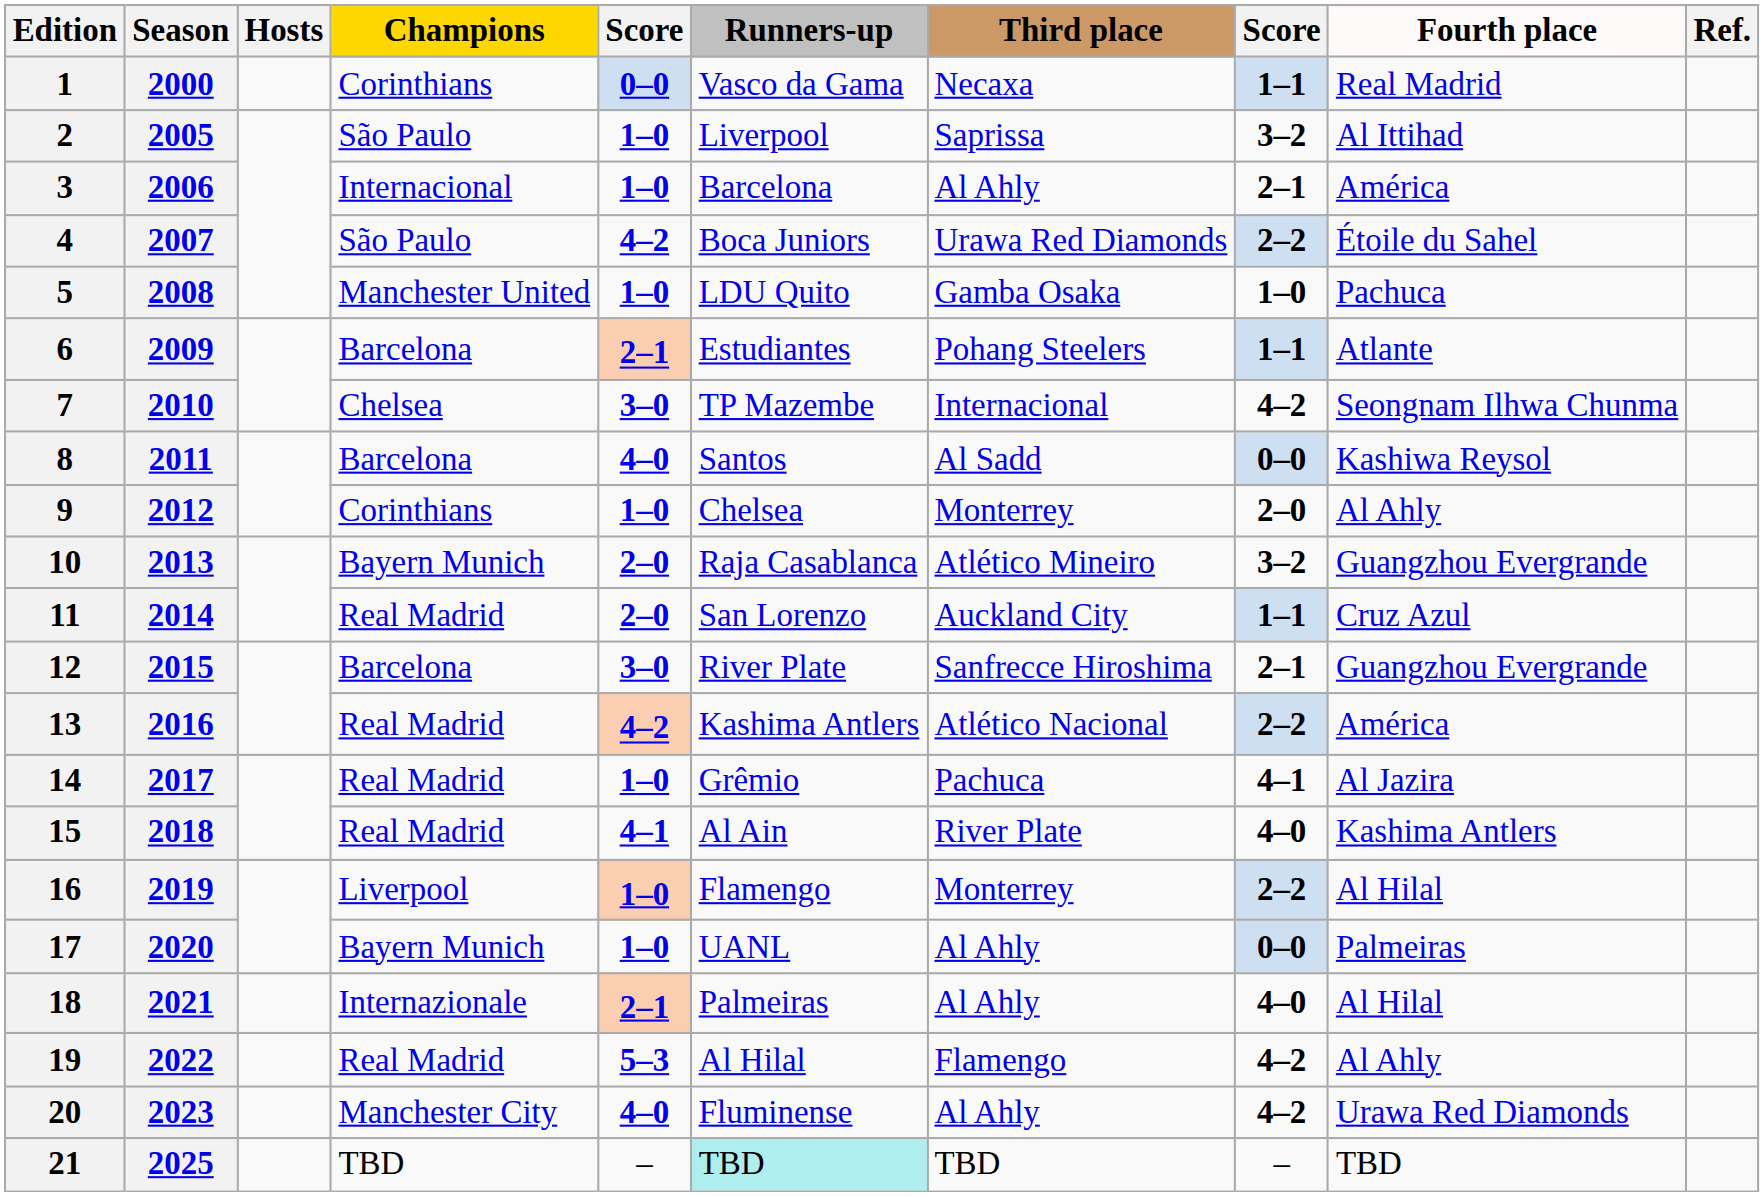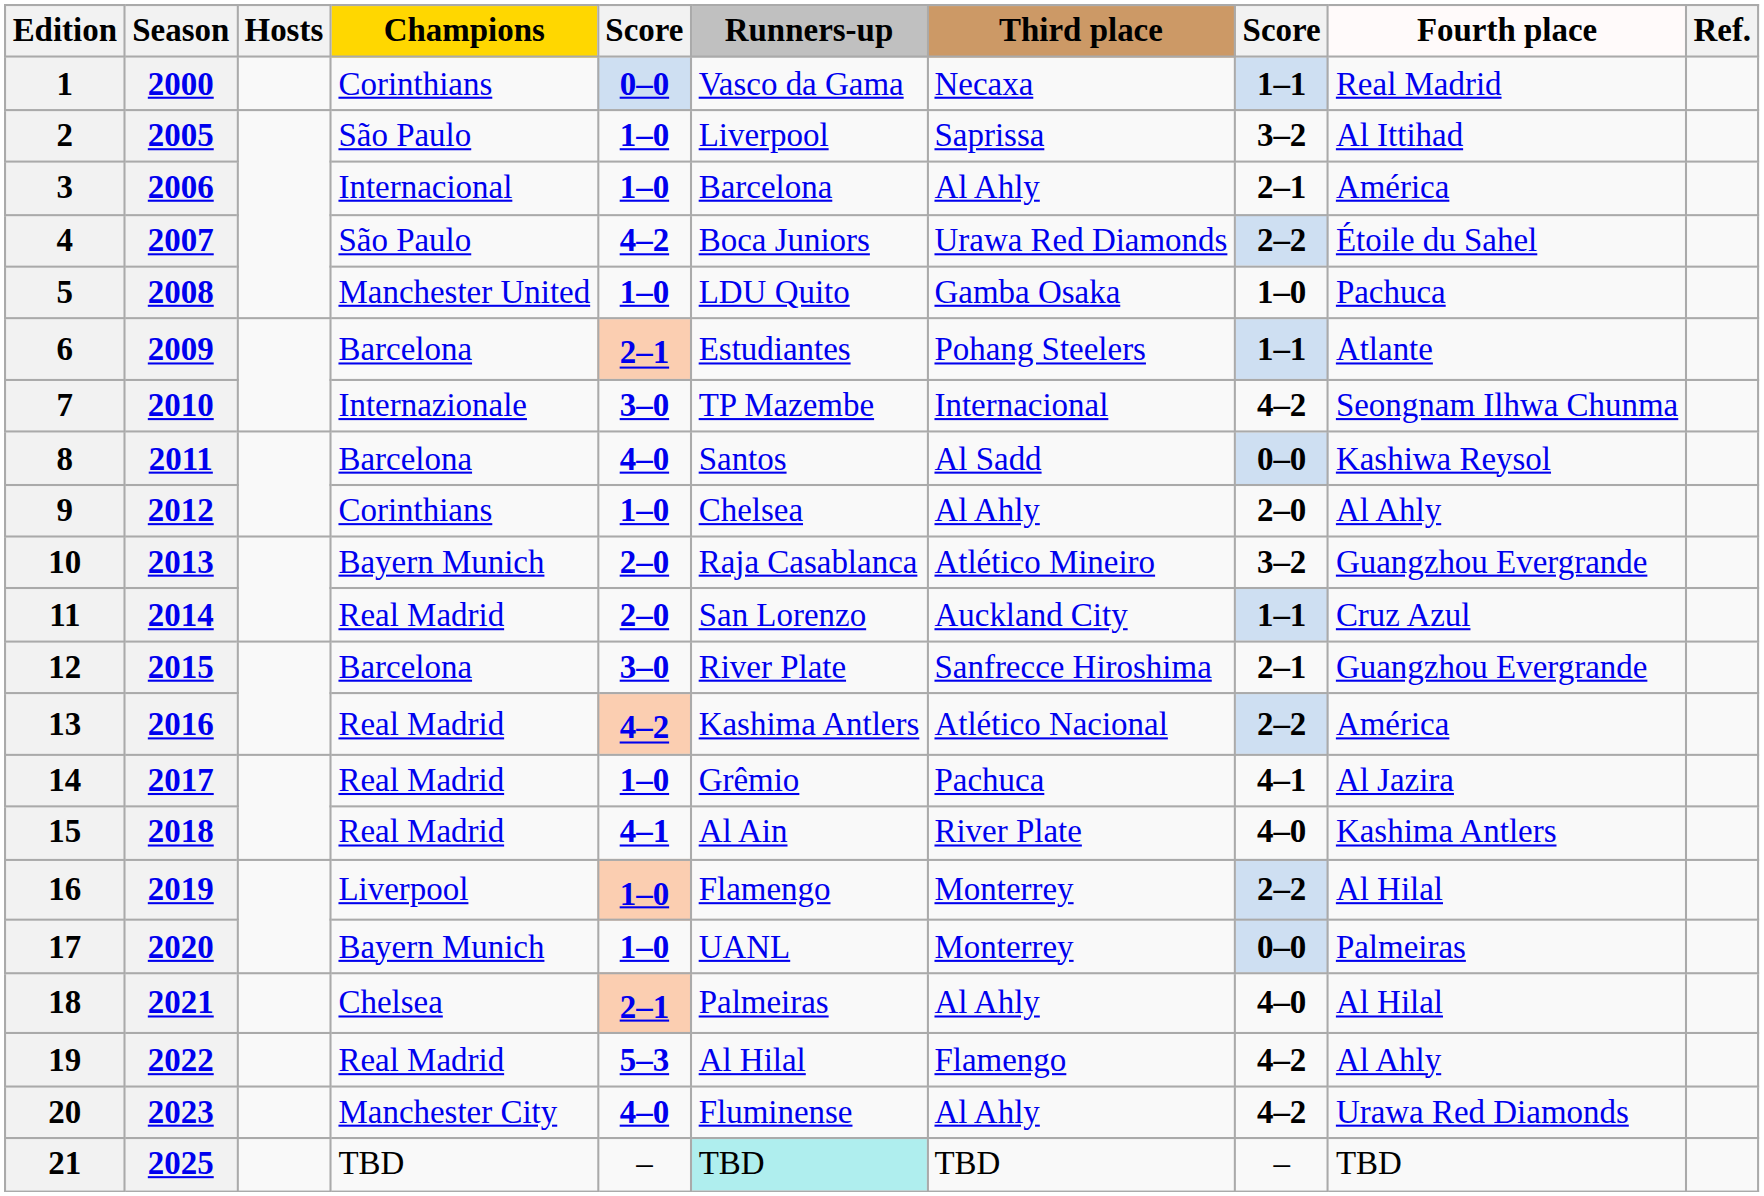(391, 405) Chelsea -> (433, 405) Internazionale
(1004, 510) Monterrey -> (987, 510) Al Ahly
(987, 946) Al Ahly -> (1004, 946) Monterrey
(433, 1002) Internazionale -> (391, 1002) Chelsea
